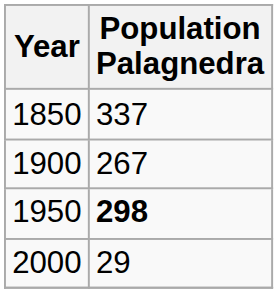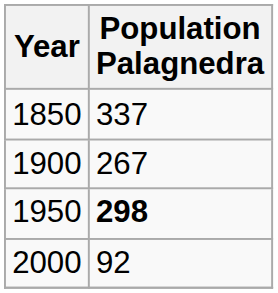(113, 262) 29 -> (113, 262) 92
